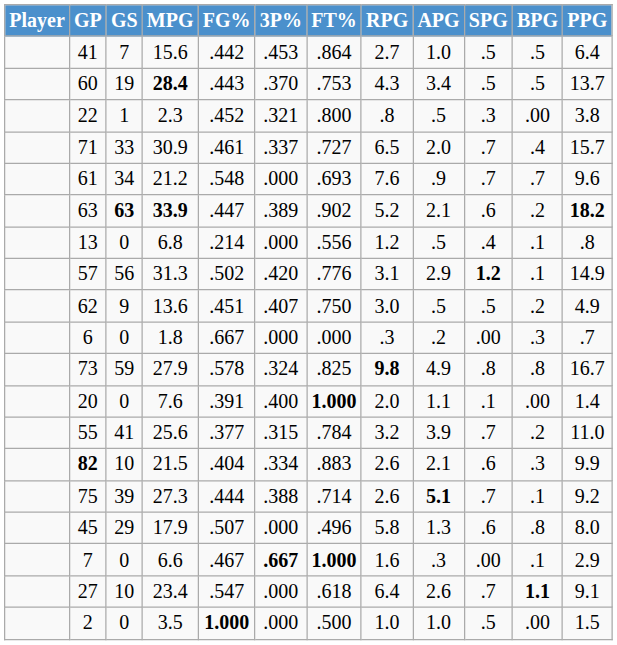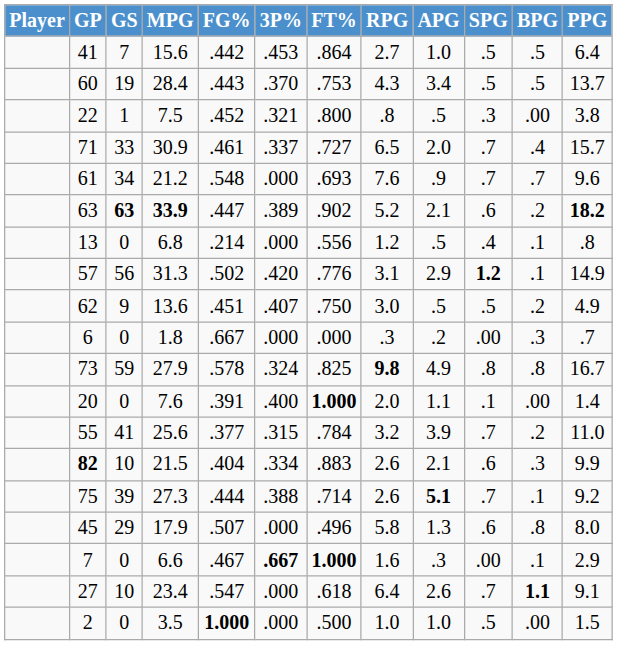(170, 83) bold -> (170, 83) normal
(170, 115) 2.3 -> (170, 115) 7.5
